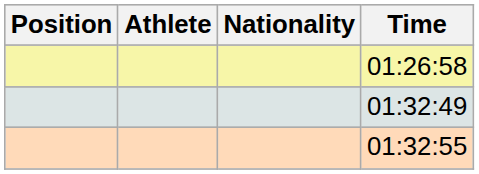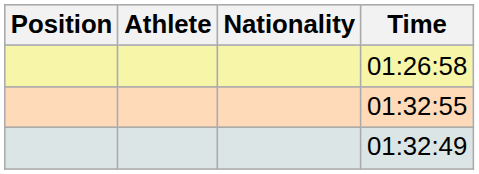rows swapped: (417, 106) <-> (417, 147)
